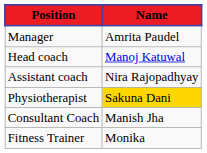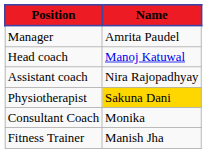(134, 117) Manish Jha -> (125, 117) Monika
(125, 138) Monika -> (134, 138) Manish Jha
